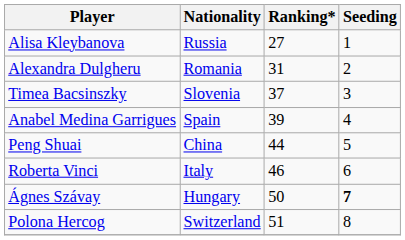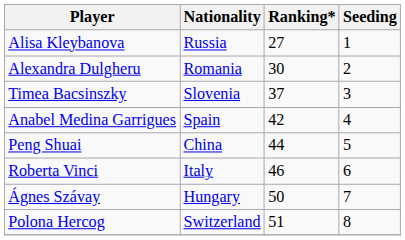(276, 68) 31 -> (276, 68) 30
(276, 119) 39 -> (276, 119) 42
(347, 196) bold -> (347, 196) normal
